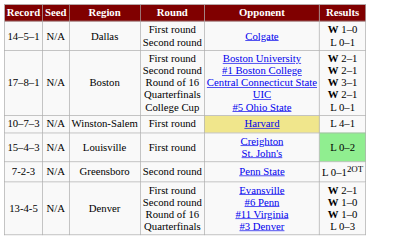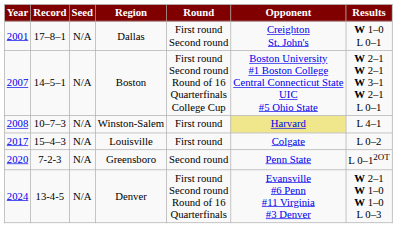+ column: (18, 13)
(23, 36) 14–5–1 -> (50, 36) 17–8–1
(262, 36) Colgate -> (288, 36) Creighton St. John's
(23, 83) 17–8–1 -> (50, 83) 14–5–1
(262, 147) Creighton St. John's -> (288, 141) Colgate
(343, 147) lightgreen background -> (369, 141) no background
